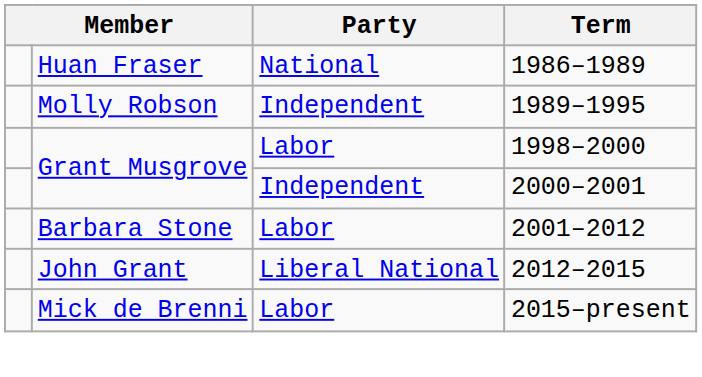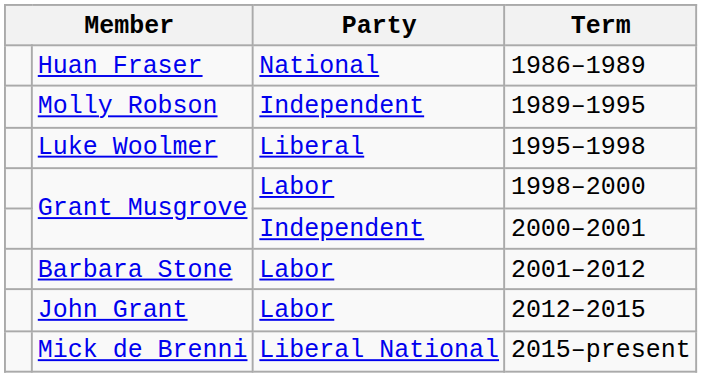+ row: (578, 147)
(379, 269) Liberal National -> (297, 310) Labor
(297, 310) Labor -> (379, 351) Liberal National
